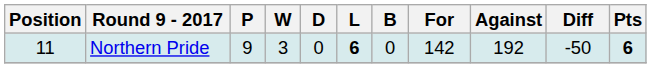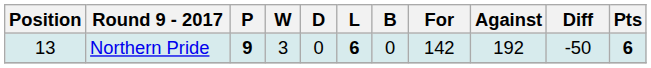(45, 48) 11 -> (45, 48) 13
(247, 48) normal -> (247, 48) bold
